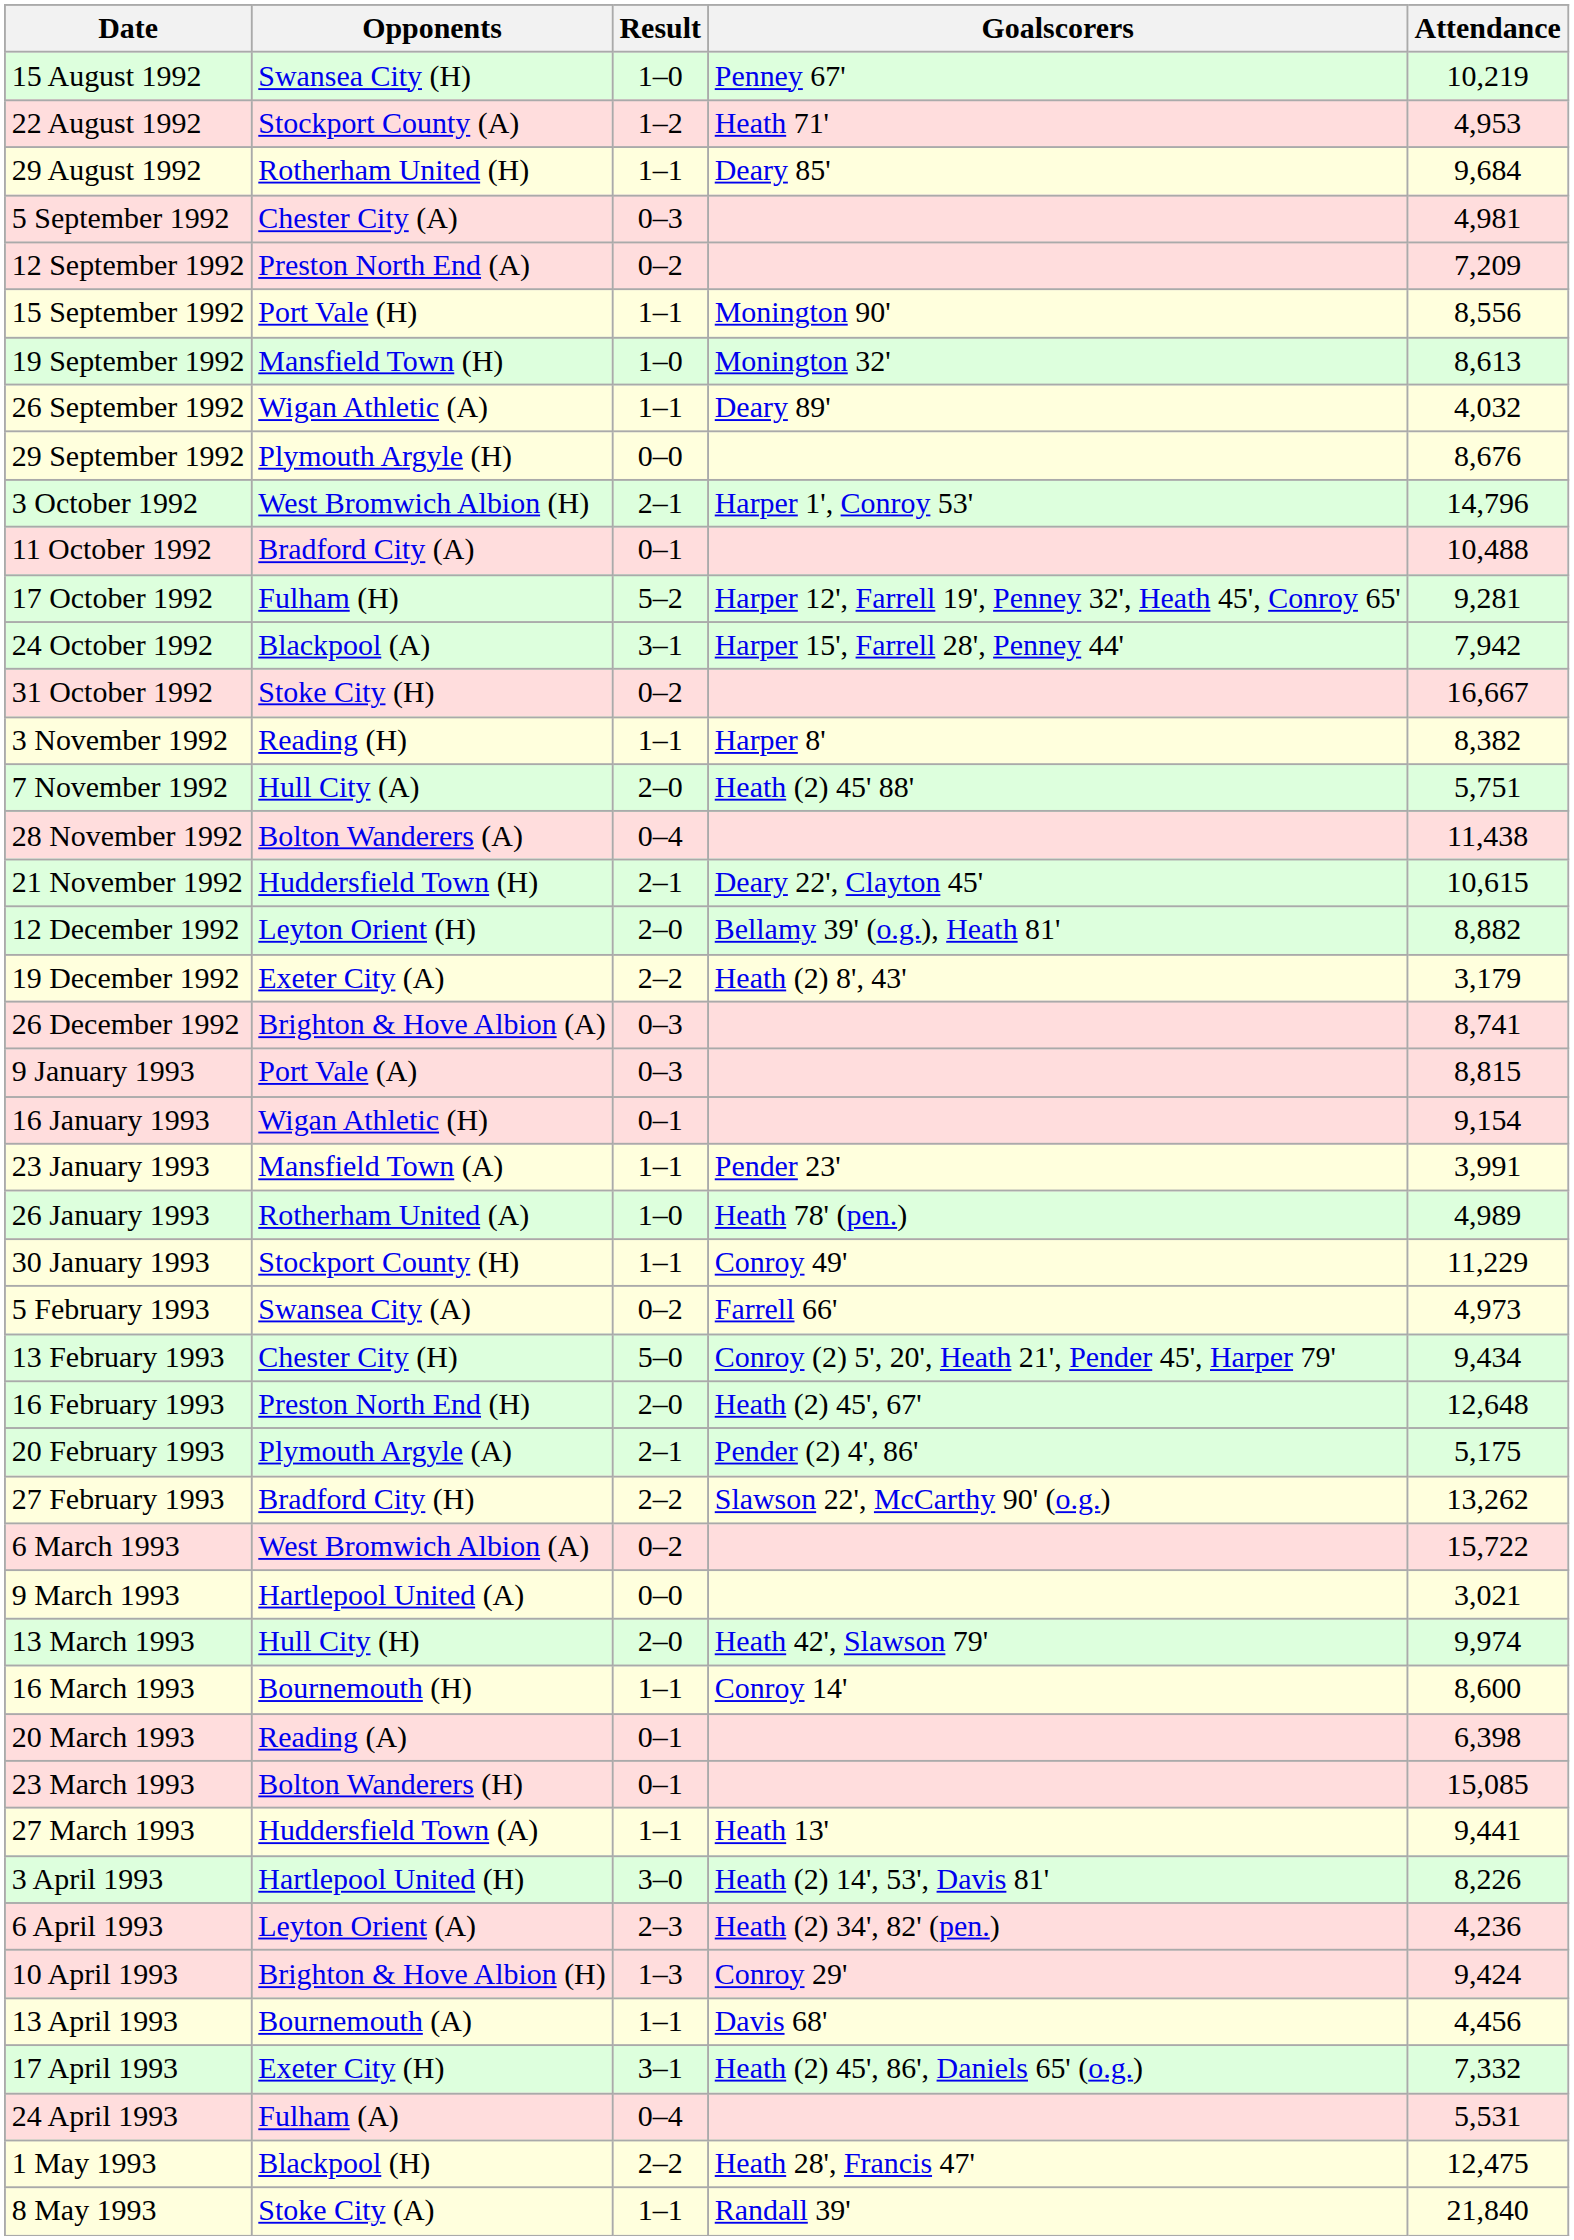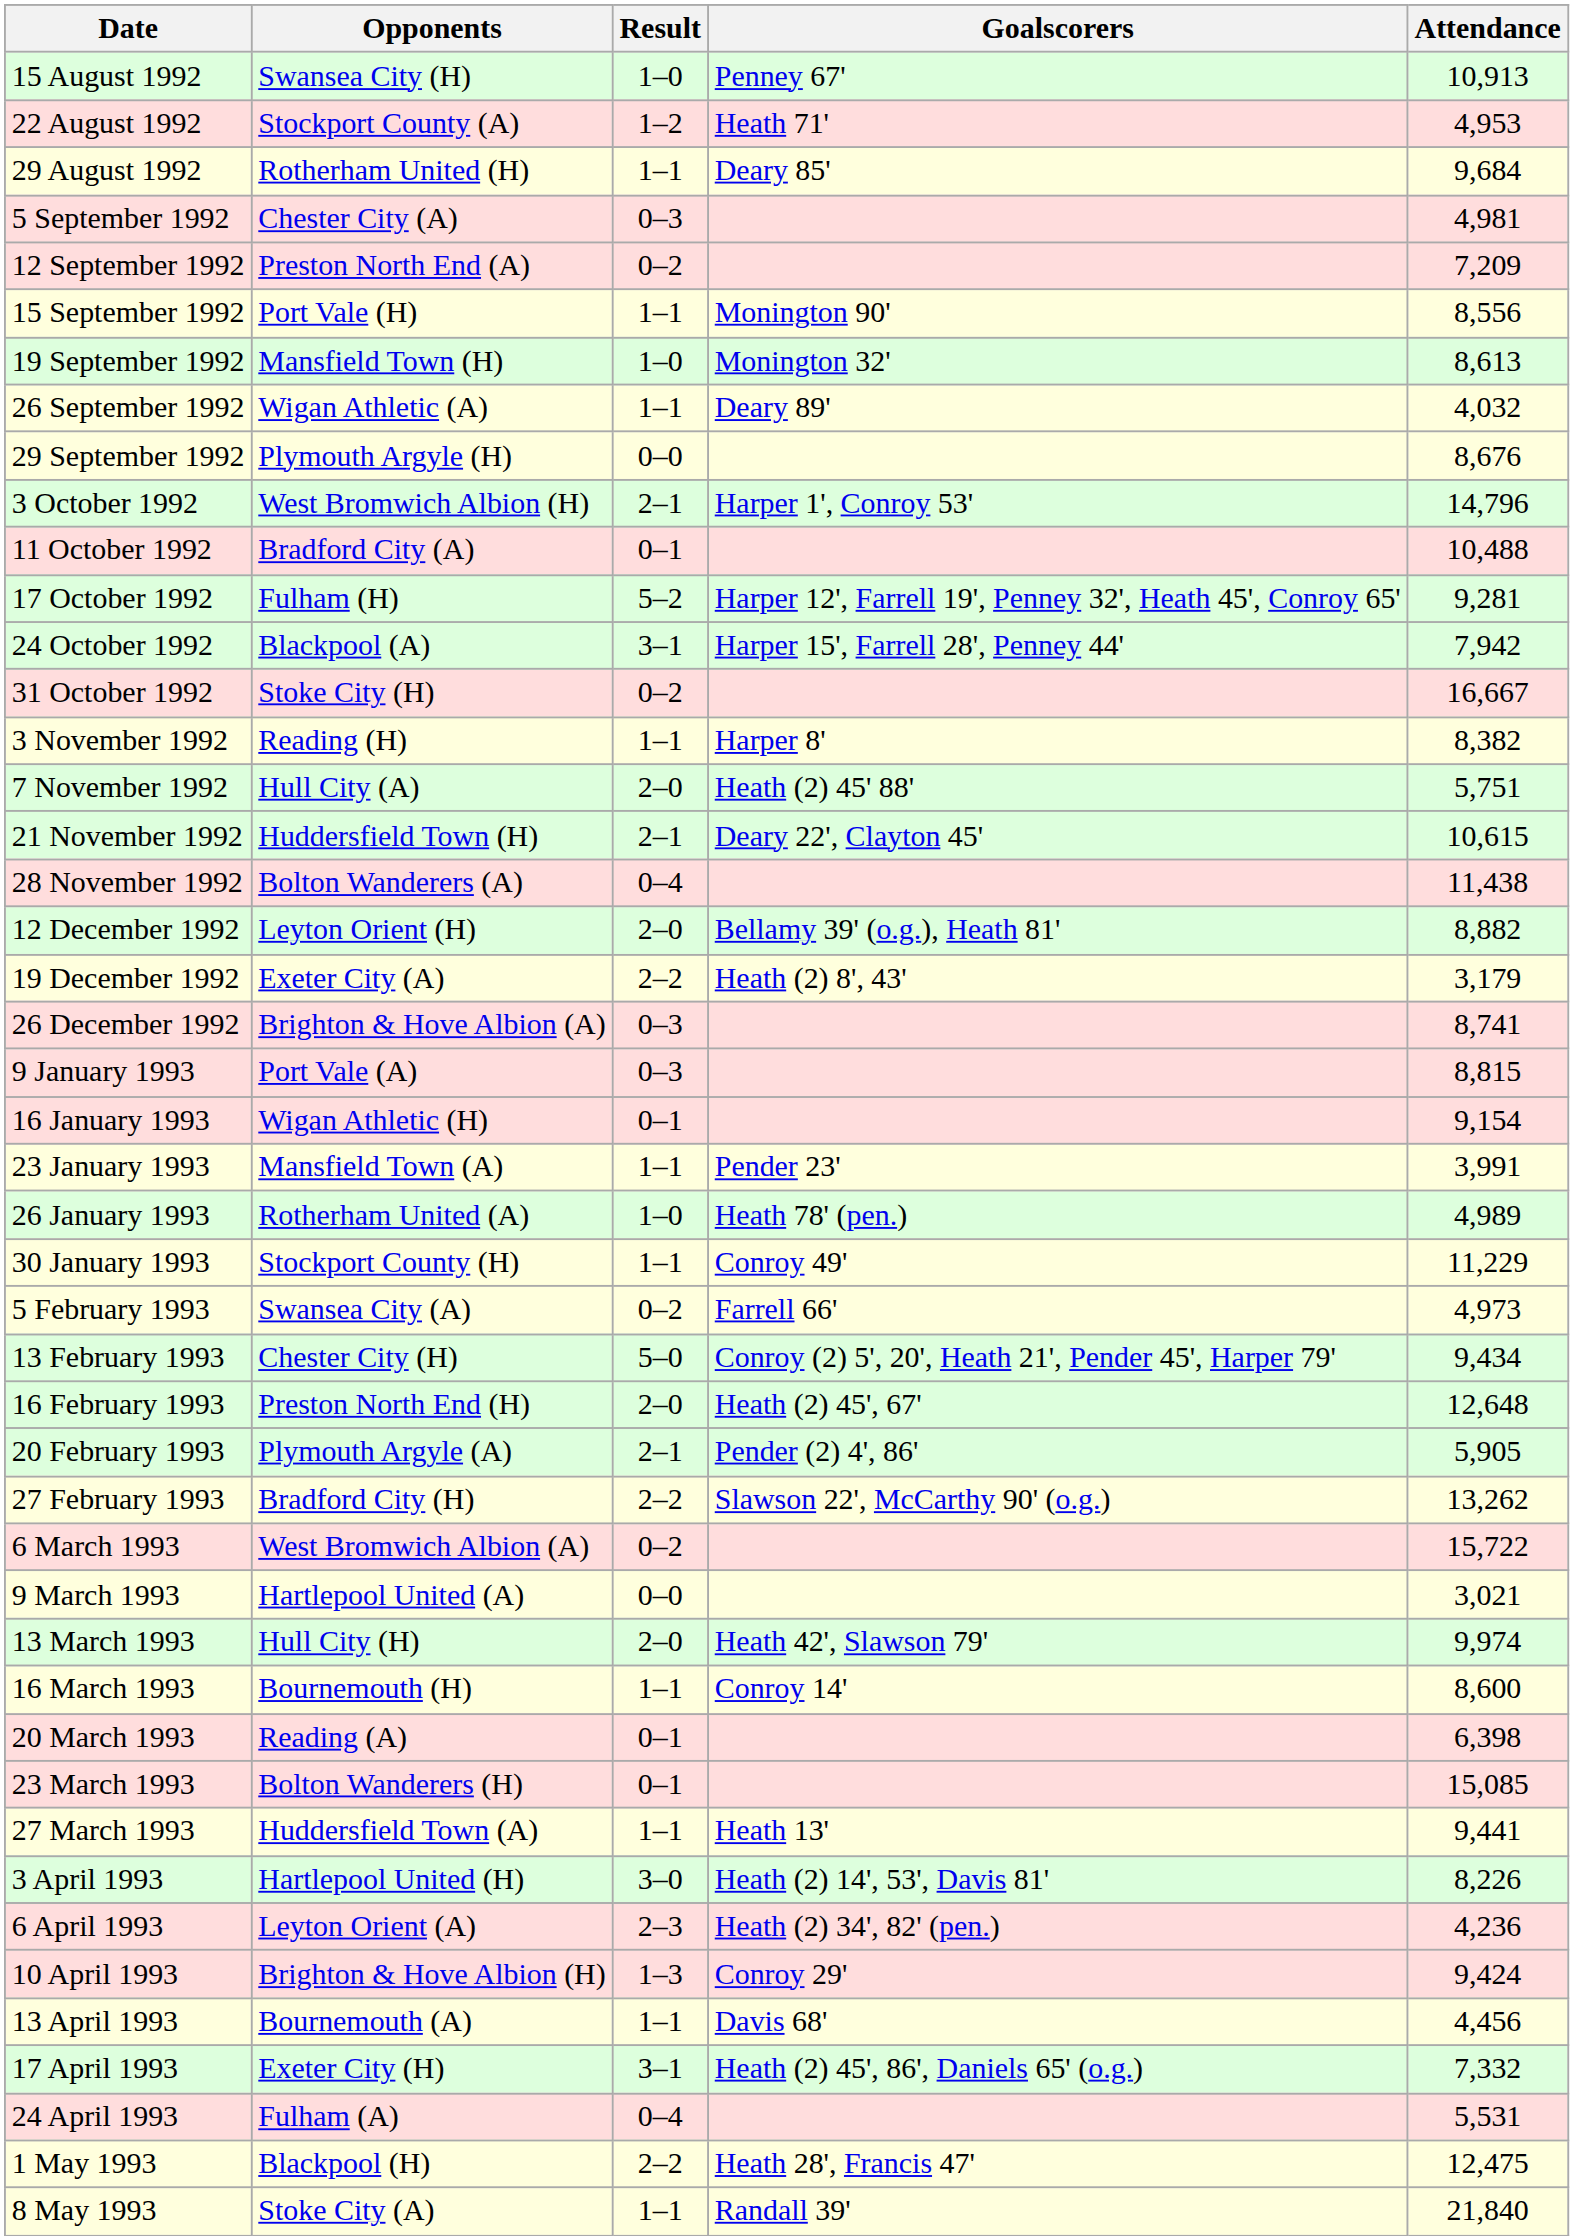(1488, 75) 10,219 -> (1488, 75) 10,913
rows swapped: (127, 882) <-> (127, 834)
(1488, 1451) 5,175 -> (1488, 1451) 5,905
